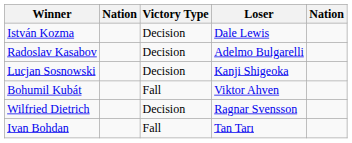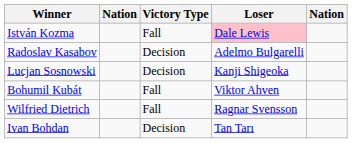(164, 33) Decision -> (152, 33) Fall
(242, 33) no background -> (242, 33) pink background
(164, 109) Decision -> (152, 109) Fall
(152, 128) Fall -> (164, 128) Decision
